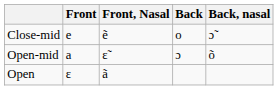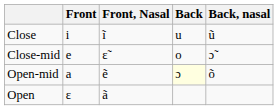+ row: (22, 34)
(105, 34) ẽ -> (105, 54) ɛ̃
(105, 54) ɛ̃ -> (105, 74) ẽ
(178, 54) no background -> (178, 74) lightyellow background
